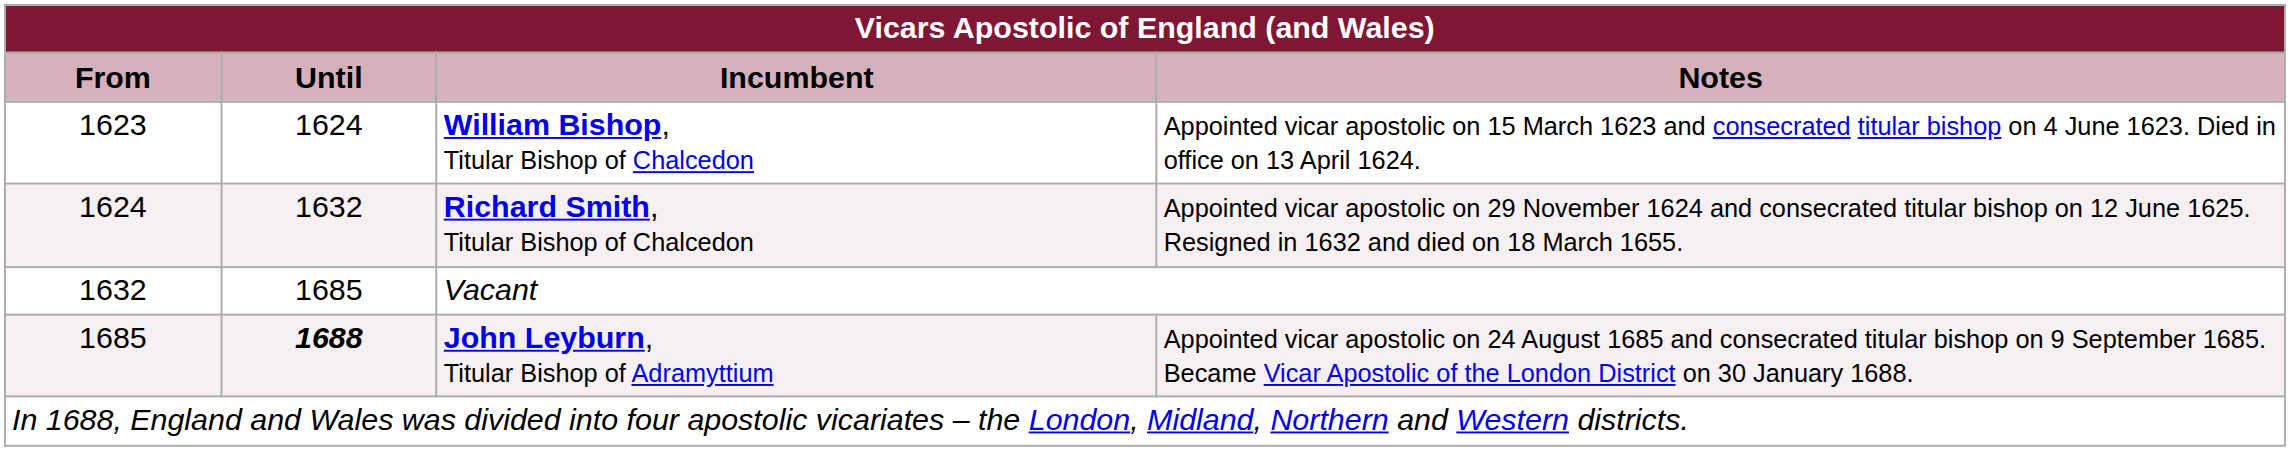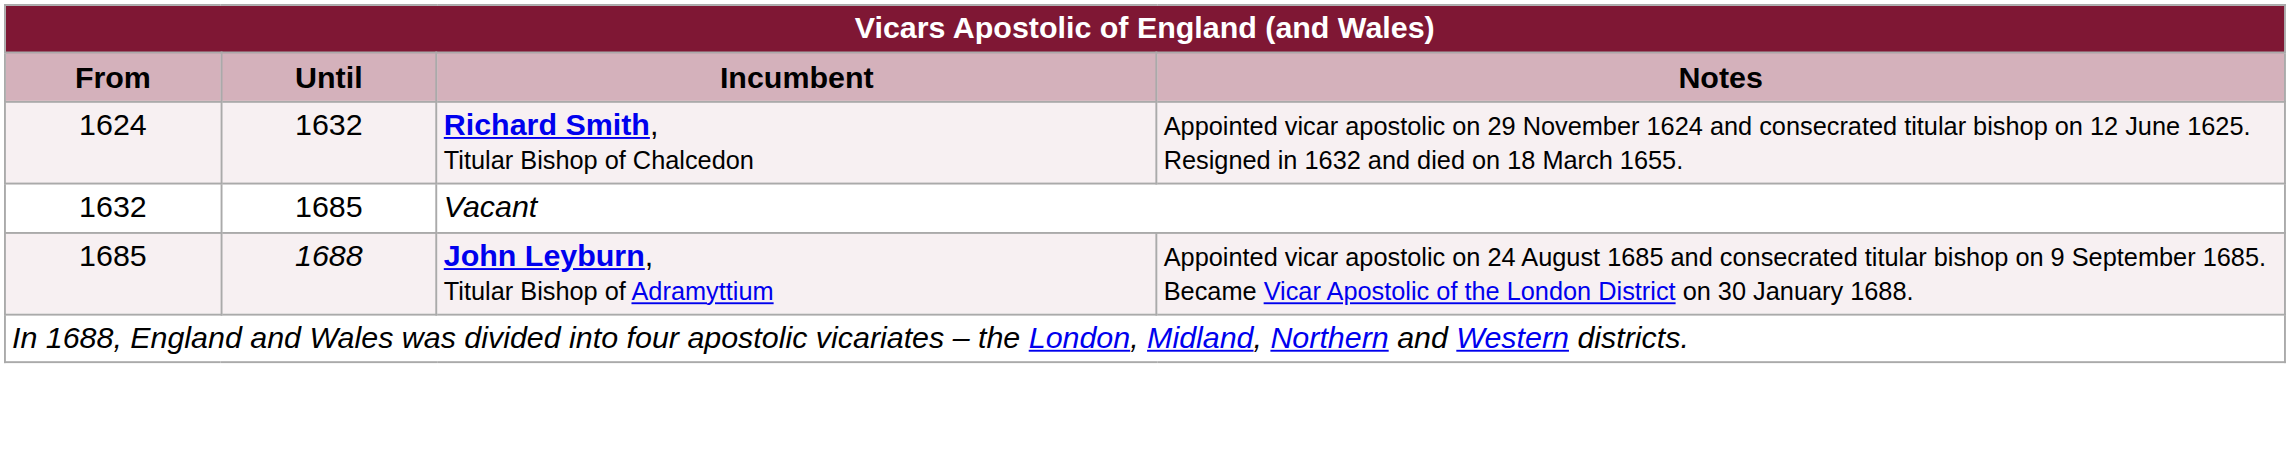- row: (599, 142)
(329, 338) bold -> (329, 255) normal
